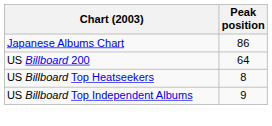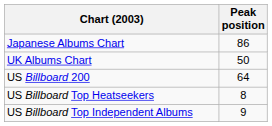+ row: (49, 60)
